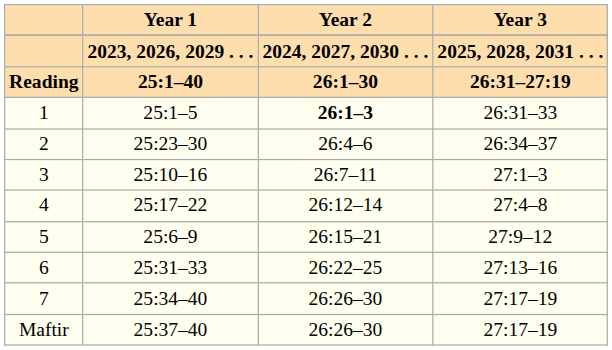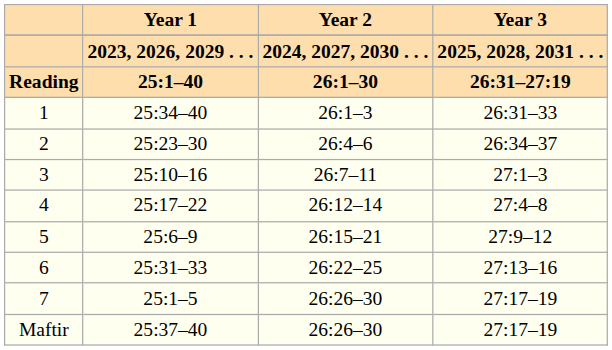(170, 112) 25:1–5 -> (170, 112) 25:34–40
(345, 112) bold -> (345, 112) normal
(170, 298) 25:34–40 -> (170, 298) 25:1–5
